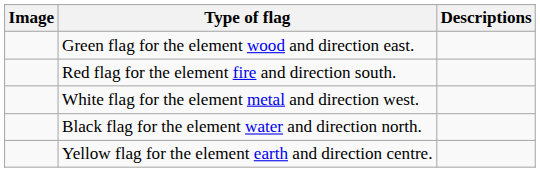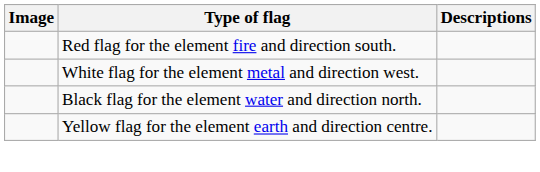- row: (238, 45)
